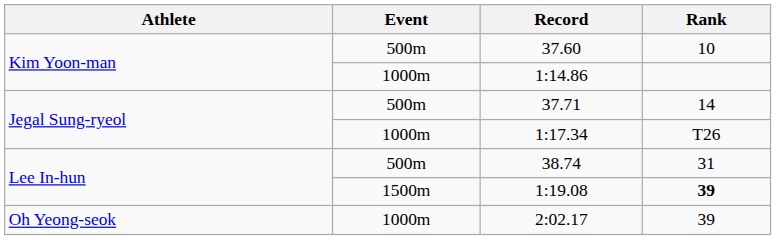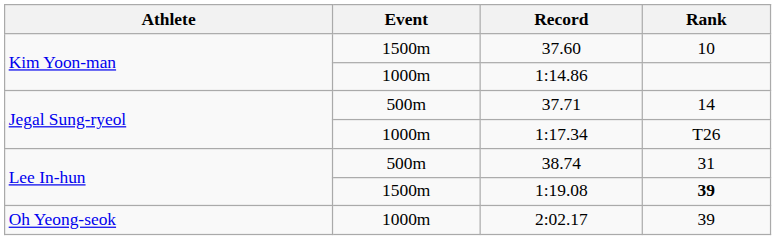(406, 47) 500m -> (406, 47) 1500m
